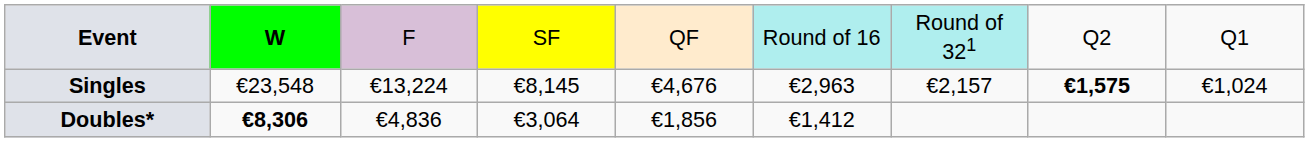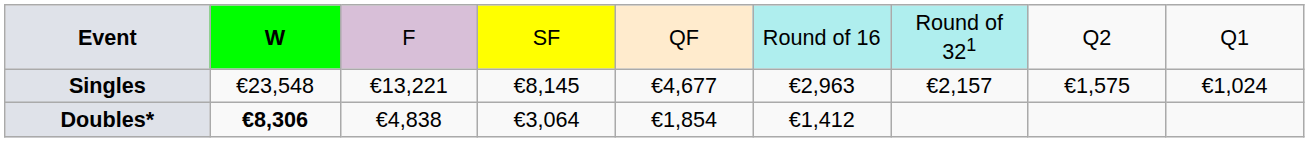(409, 86) €13,224 -> (409, 86) €13,221
(684, 86) €4,676 -> (684, 86) €4,677
(1097, 86) bold -> (1097, 86) normal
(409, 120) €4,836 -> (409, 120) €4,838
(684, 120) €1,856 -> (684, 120) €1,854
